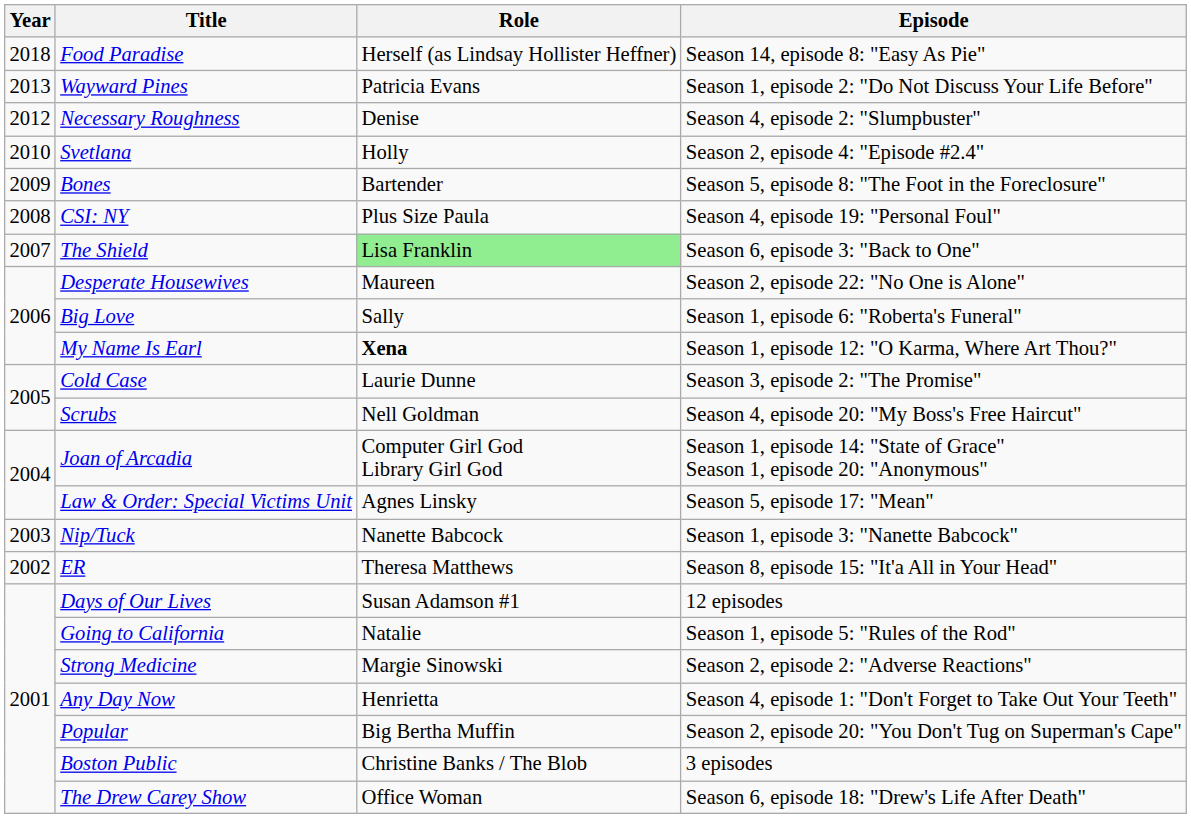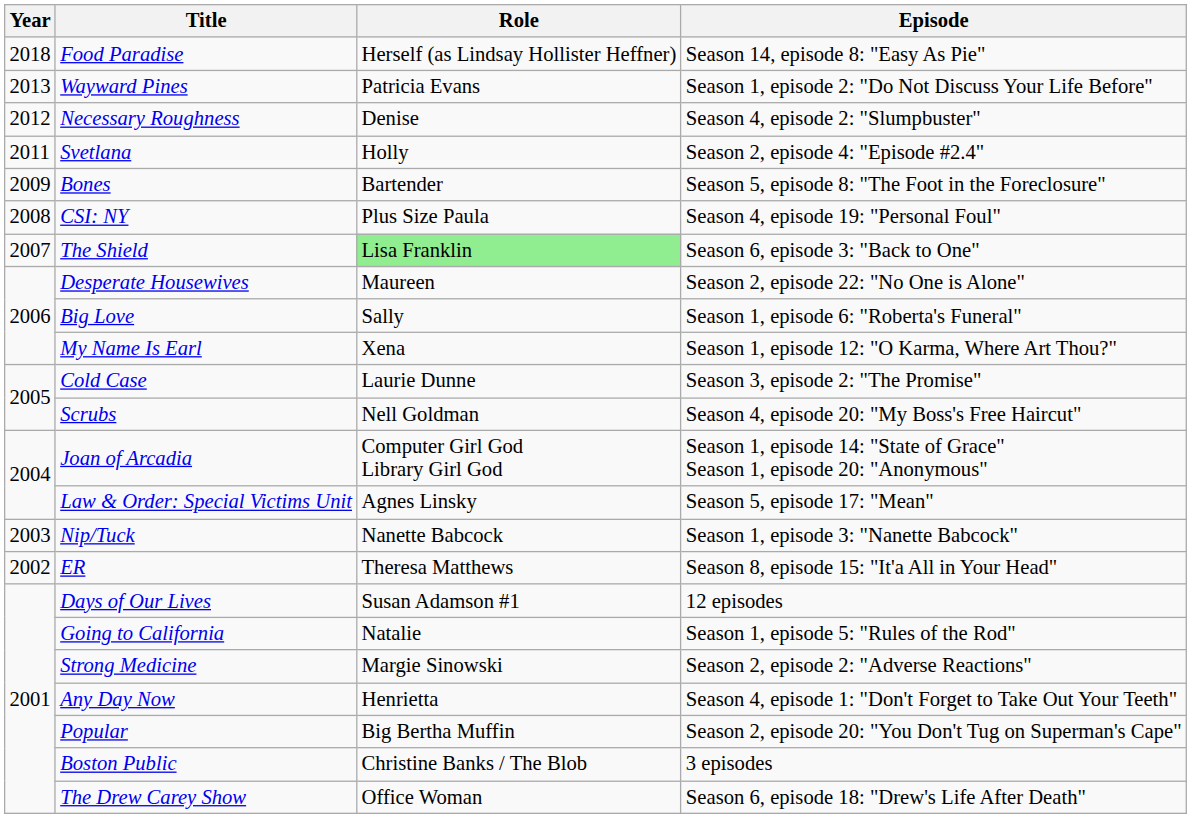(30, 151) 2010 -> (30, 151) 2011
(384, 348) bold -> (383, 348) normal
